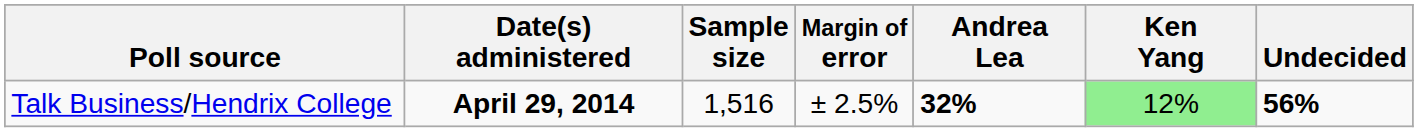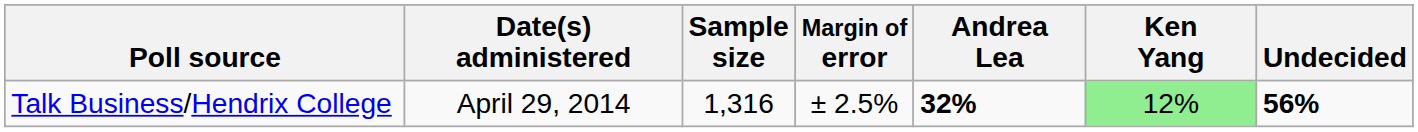(544, 103) bold -> (544, 103) normal
(739, 103) 1,516 -> (739, 103) 1,316
